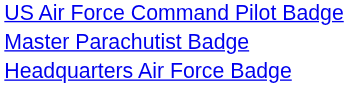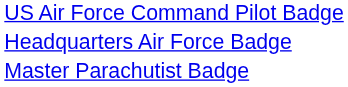rows swapped: (127, 42) <-> (148, 71)
